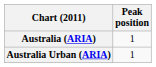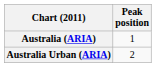(132, 54) 1 -> (132, 54) 2
